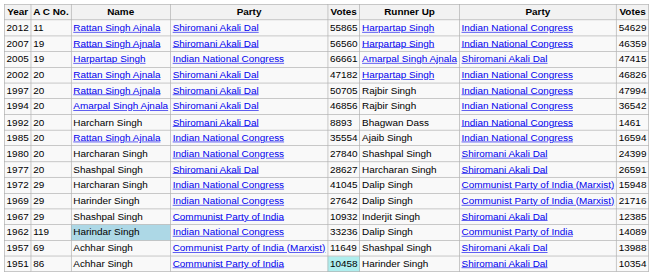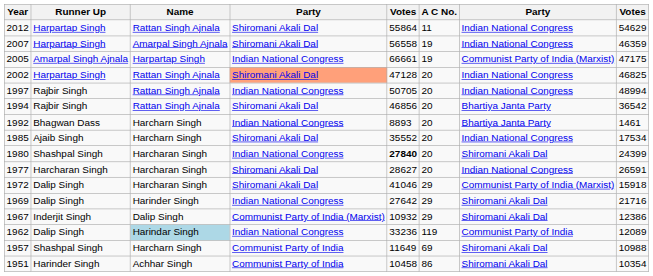columns swapped: (51, 12) <-> (410, 12)
(344, 28) 55865 -> (403, 28) 55864
(117, 43) Rattan Singh Ajnala -> (180, 43) Amarpal Singh Ajnala
(344, 43) 56560 -> (403, 43) 56558
(505, 59) Shiromani Akali Dal -> (538, 59) Communist Party of India (Marxist)
(633, 59) 47415 -> (633, 59) 47175
(216, 75) no background -> (275, 75) lightsalmon background
(344, 75) 47182 -> (403, 75) 47128
(633, 75) 46826 -> (633, 75) 46825
(216, 91) Shiromani Akali Dal -> (288, 91) Indian National Congress
(633, 91) 47994 -> (633, 91) 48994
(121, 106) Amarpal Singh Ajnala -> (176, 106) Rattan Singh Ajnala
(517, 106) Indian National Congress -> (506, 106) Bhartiya Janta Party
(216, 122) Shiromani Akali Dal -> (288, 122) Indian National Congress
(517, 122) Indian National Congress -> (506, 122) Bhartiya Janta Party
(117, 138) Rattan Singh Ajnala -> (167, 138) Harcharn Singh
(228, 138) Indian National Congress -> (275, 138) Shiromani Akali Dal
(344, 138) 35554 -> (403, 138) 35552
(633, 138) 16594 -> (633, 138) 17534
(344, 153) normal -> (403, 153) bold
(108, 169) Shashpal Singh -> (170, 169) Harcharan Singh
(505, 169) Shiromani Akali Dal -> (517, 169) Indian National Congress
(228, 185) Indian National Congress -> (275, 185) Shiromani Akali Dal
(344, 185) 41045 -> (403, 185) 41046
(633, 185) 15948 -> (633, 185) 15918
(538, 201) Communist Party of India (Marxist) -> (505, 201) Shiromani Akali Dal
(108, 216) Shashpal Singh -> (158, 216) Dalip Singh
(228, 216) Communist Party of India -> (308, 216) Communist Party of India (Marxist)
(633, 216) 12385 -> (633, 216) 12386
(633, 232) 14089 -> (633, 232) 12089
(103, 248) Achhar Singh -> (167, 248) Harcharn Singh
(249, 248) Communist Party of India (Marxist) -> (288, 248) Communist Party of India
(633, 248) 13988 -> (633, 248) 10988
(344, 264) paleturquoise background -> (403, 264) no background
